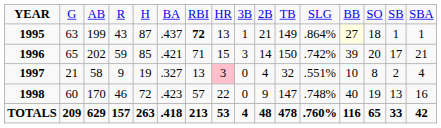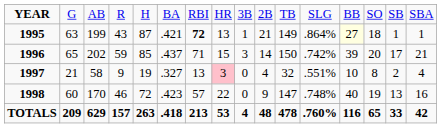(171, 34) .437 -> (171, 34) .421
(171, 53) .421 -> (171, 53) .437
